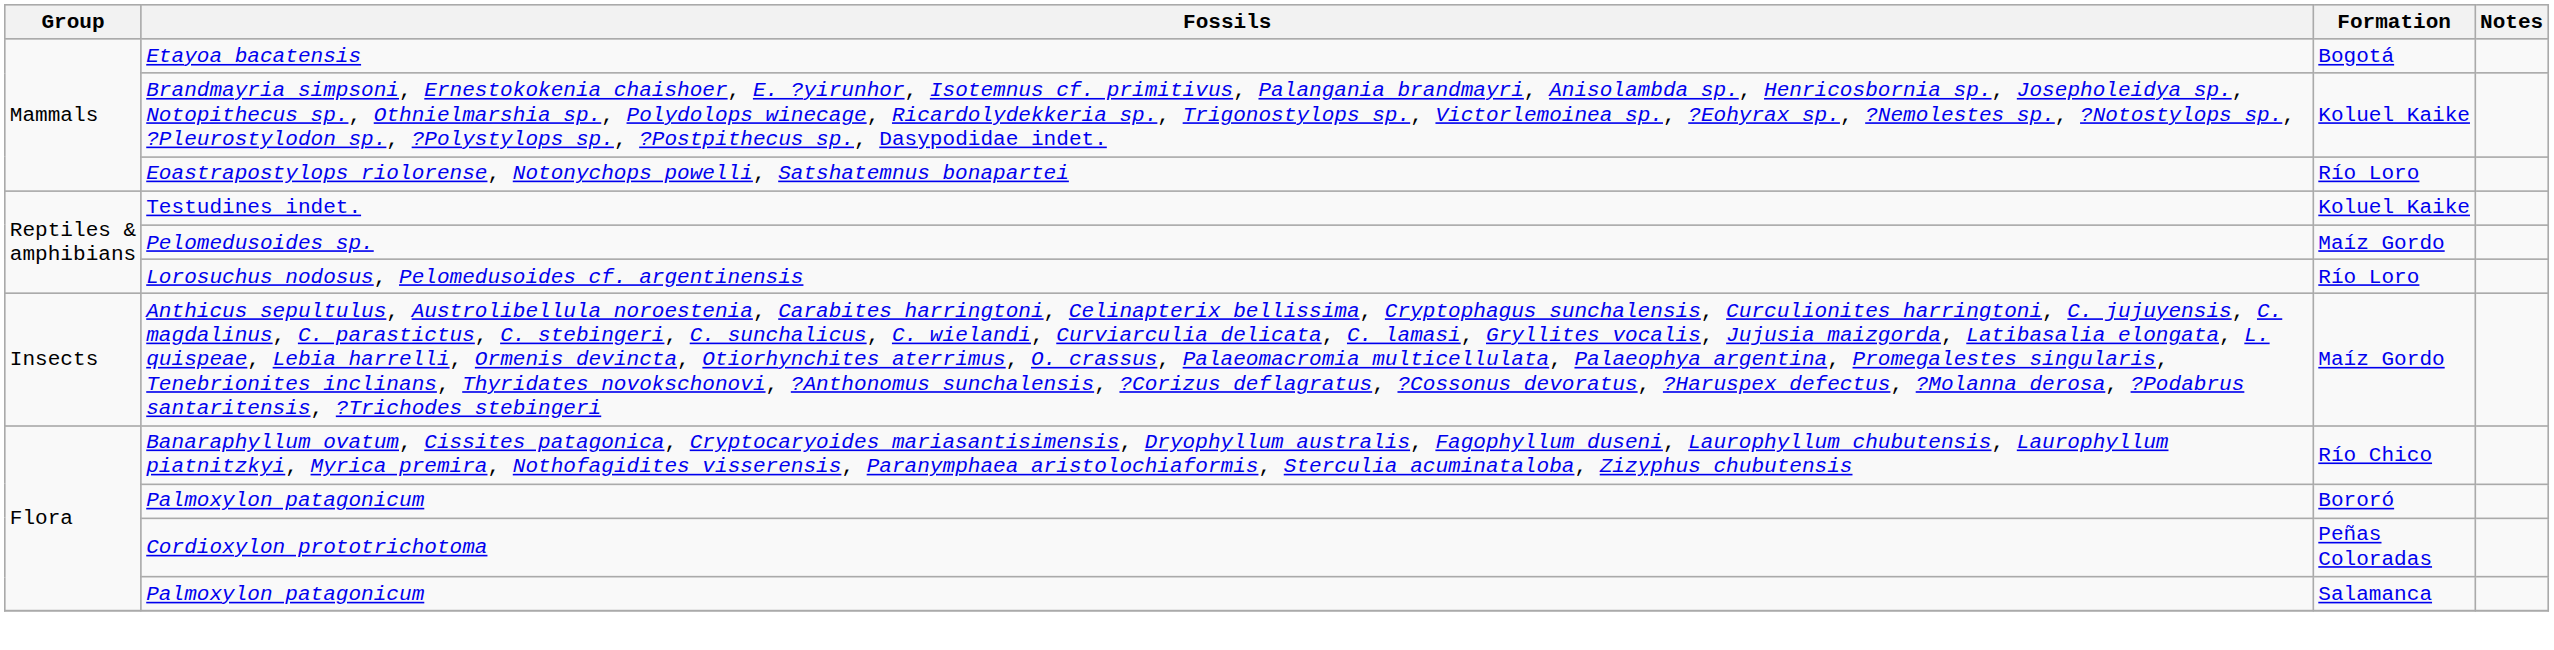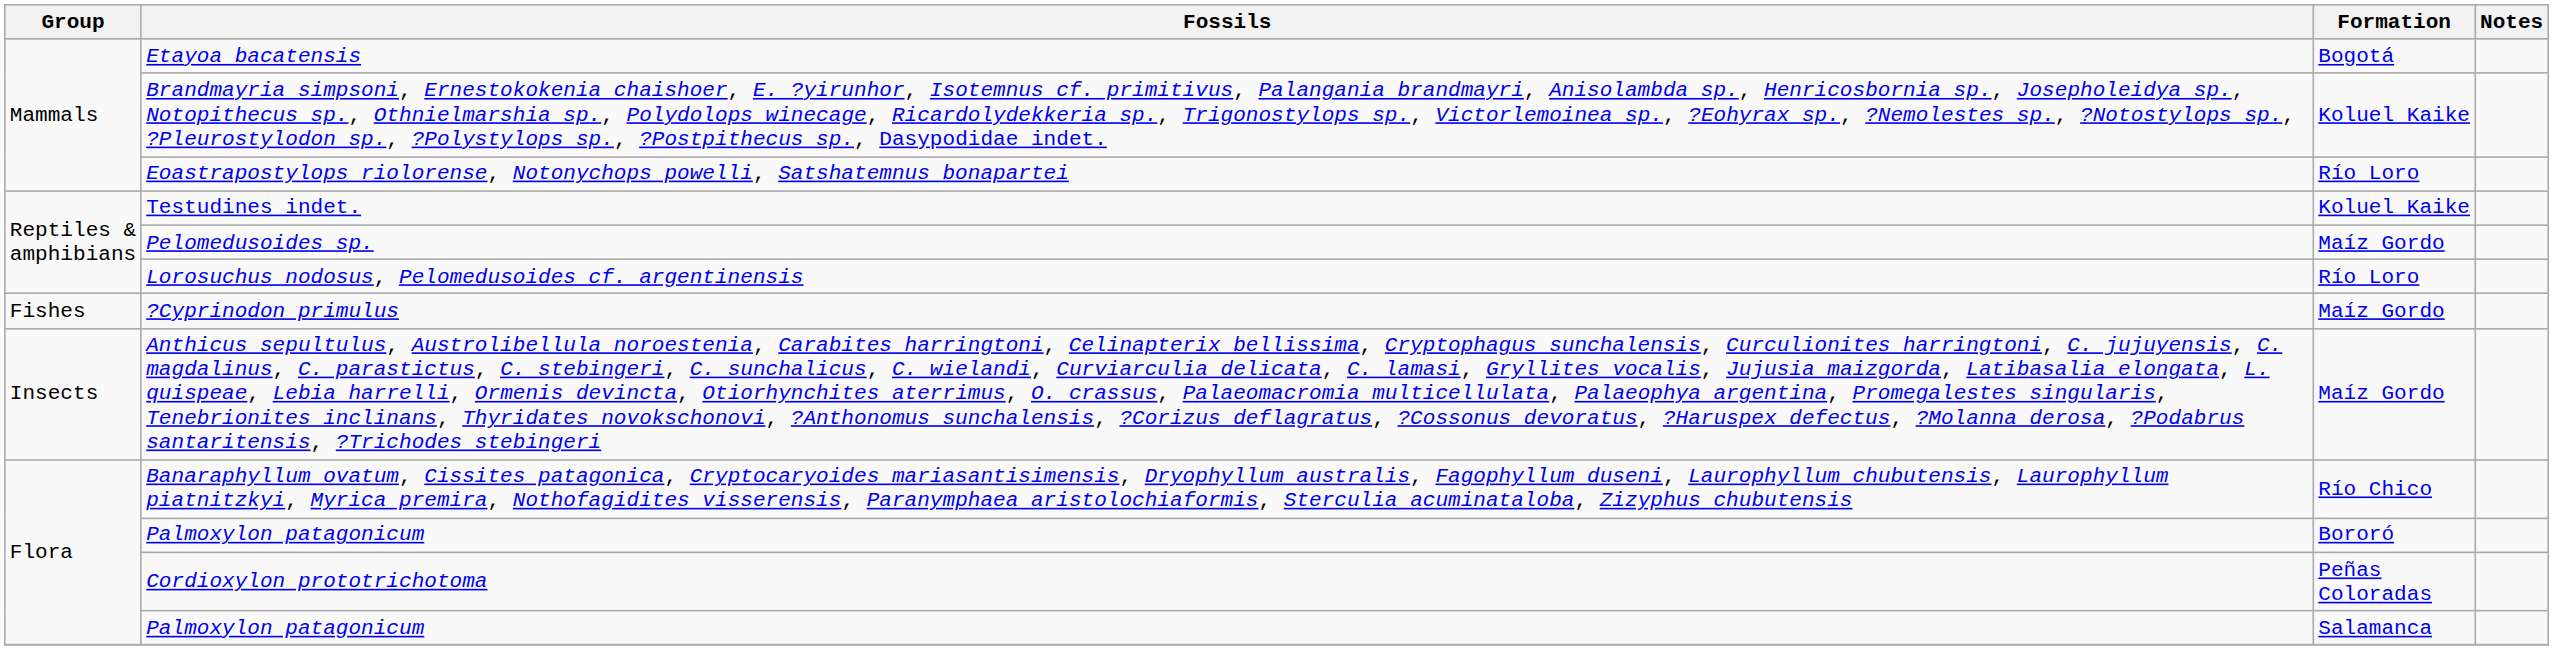+ row: (273, 311)
